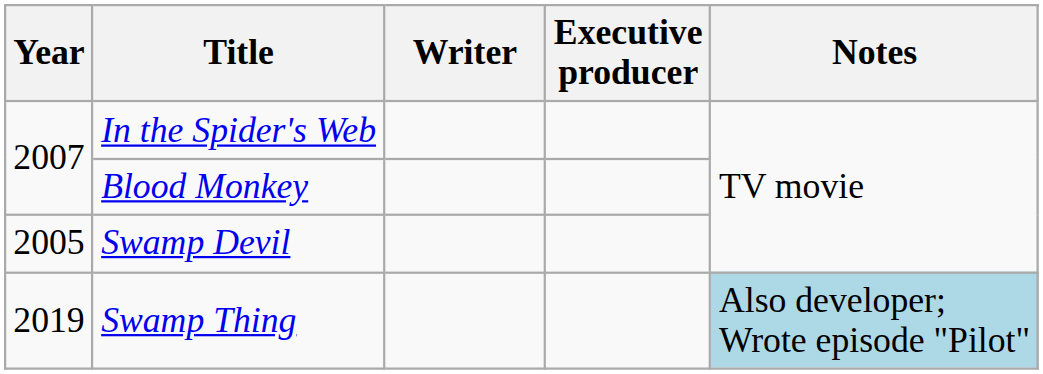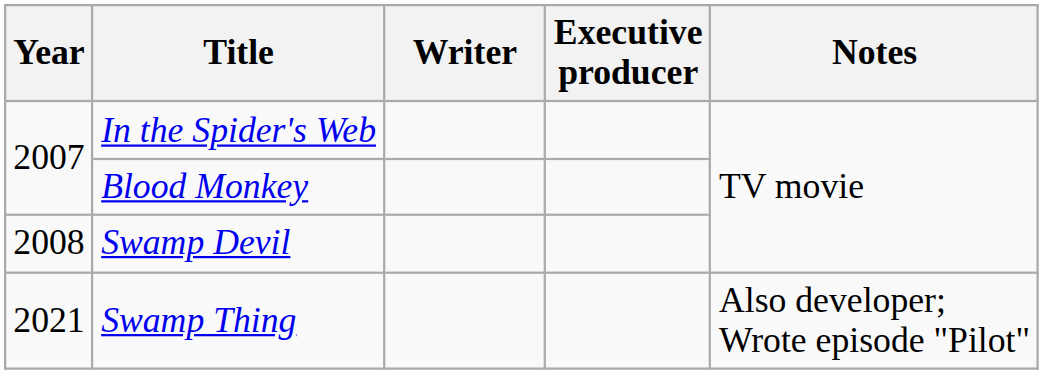(49, 242) 2005 -> (49, 242) 2008
(49, 319) 2019 -> (49, 319) 2021
(875, 319) lightblue background -> (875, 319) no background
